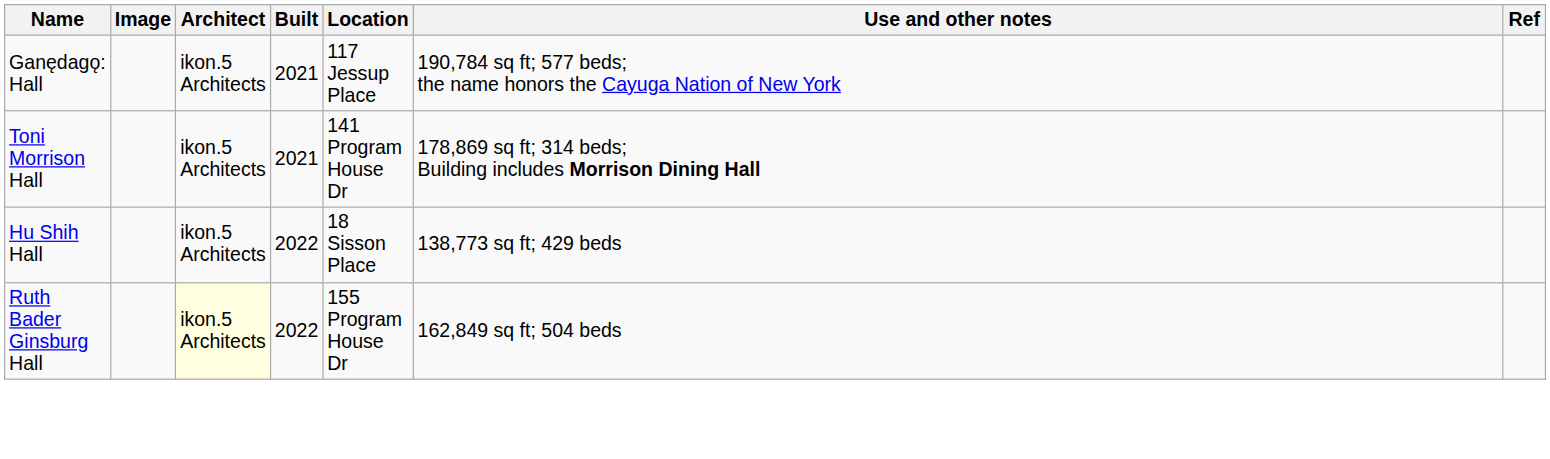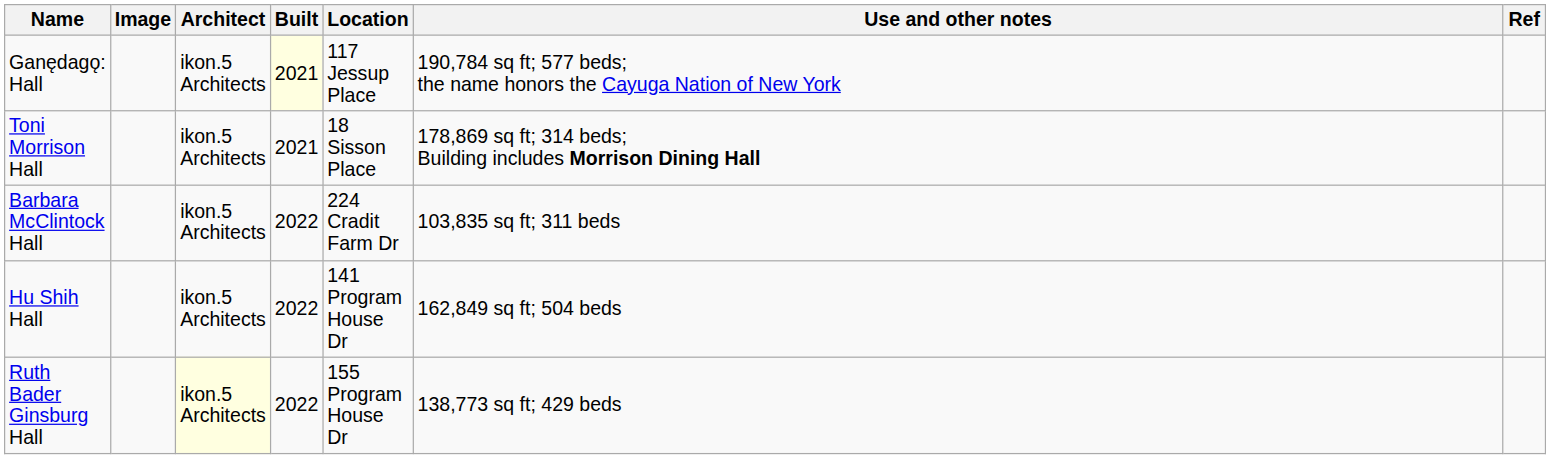(297, 72) no background -> (297, 72) lightyellow background
(365, 158) 141 Program House Dr -> (357, 147) 18 Sisson Place
+ row: (57, 222)
(357, 244) 18 Sisson Place -> (365, 308) 141 Program House Dr
(520, 244) 138,773 sq ft; 429 beds -> (520, 308) 162,849 sq ft; 504 beds
(520, 330) 162,849 sq ft; 504 beds -> (520, 405) 138,773 sq ft; 429 beds
